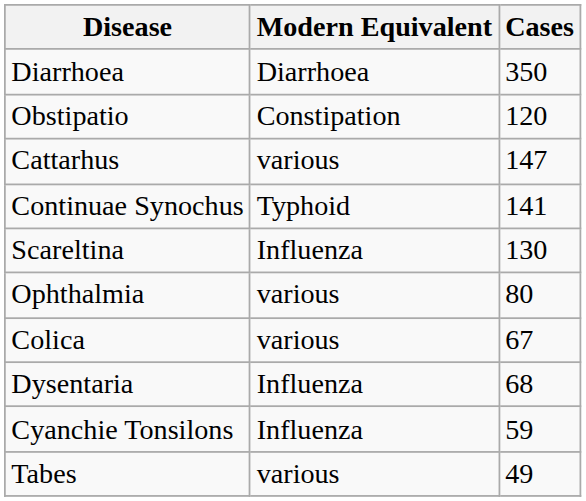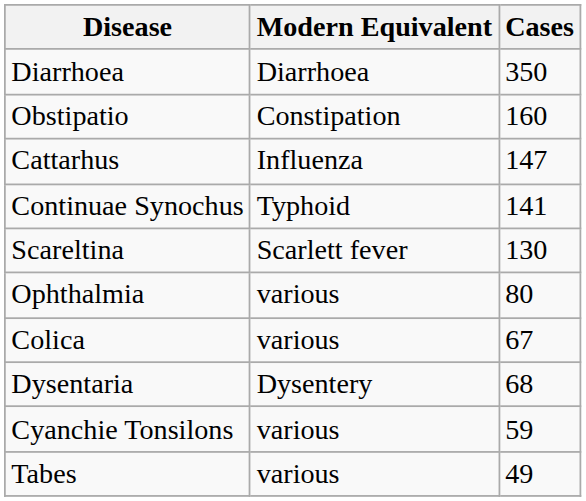(526, 116) 120 -> (526, 116) 160
(298, 160) various -> (310, 160) Influenza
(310, 250) Influenza -> (332, 250) Scarlett fever
(310, 384) Influenza -> (315, 384) Dysentery
(310, 428) Influenza -> (298, 428) various
